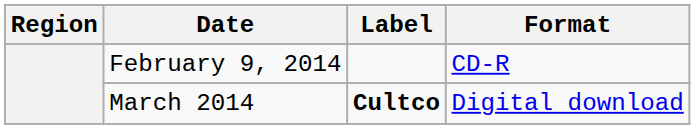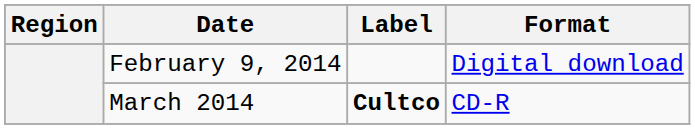(481, 64) CD-R -> (568, 64) Digital download
(568, 103) Digital download -> (481, 103) CD-R
